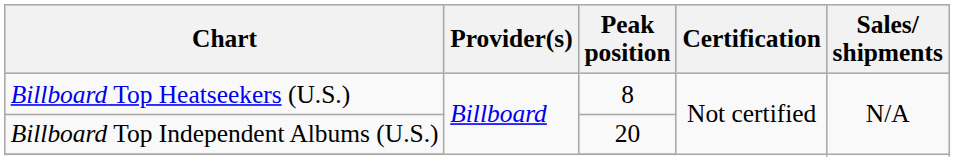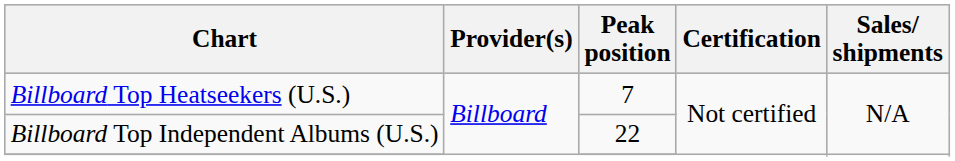(628, 93) 8 -> (628, 93) 7
(628, 133) 20 -> (628, 133) 22
